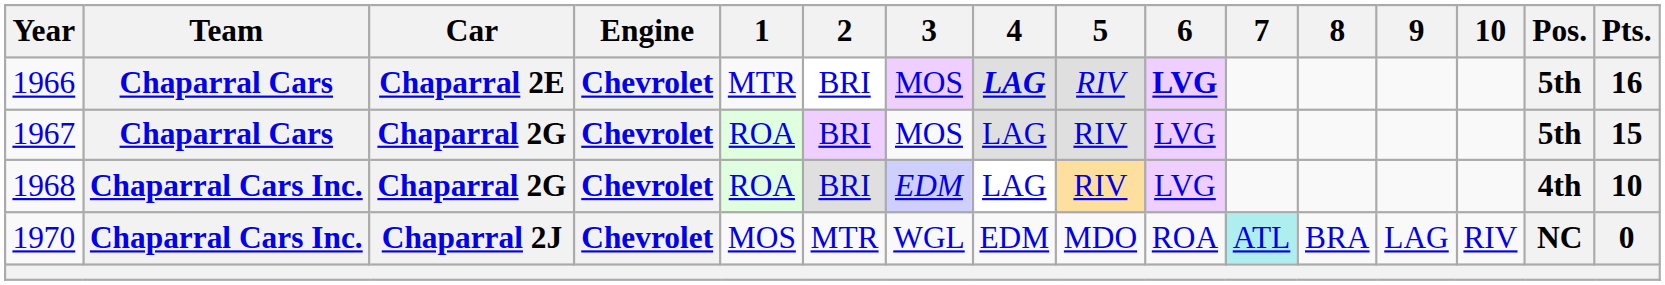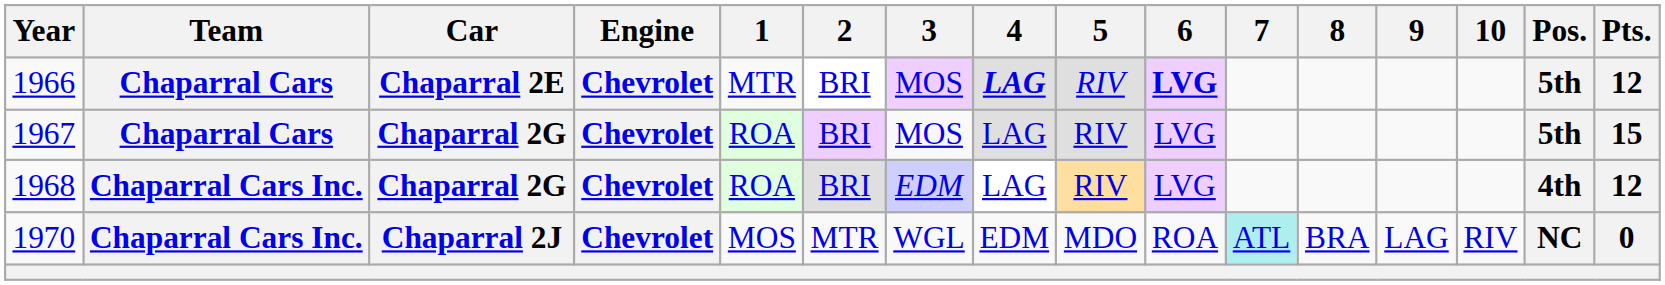(1627, 82) 16 -> (1627, 82) 12
(1627, 186) 10 -> (1627, 186) 12
